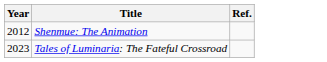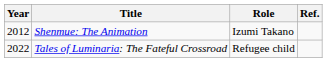+ column: (264, 13)
(18, 48) 2023 -> (18, 48) 2022
